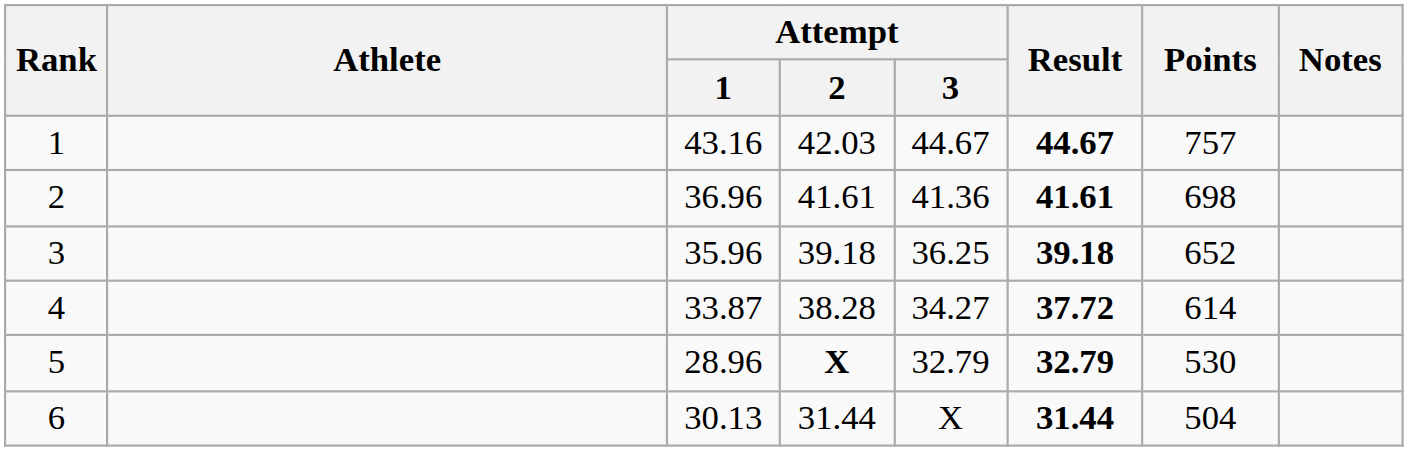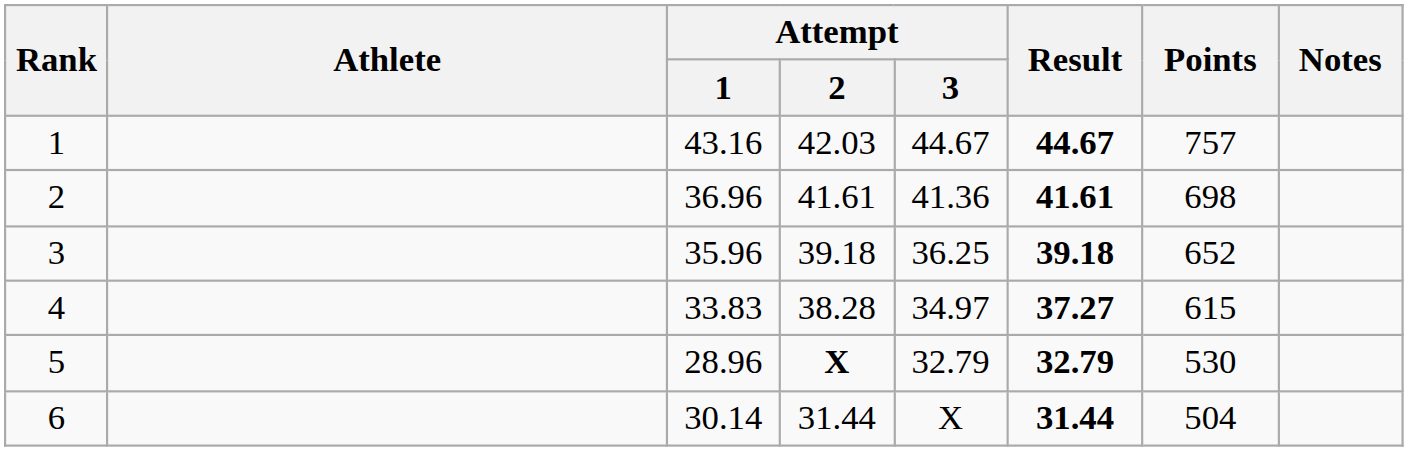(723, 307) 33.87 -> (723, 307) 33.83
(951, 307) 34.27 -> (951, 307) 34.97
(1075, 307) 37.72 -> (1075, 307) 37.27
(1210, 307) 614 -> (1210, 307) 615
(723, 417) 30.13 -> (723, 417) 30.14
